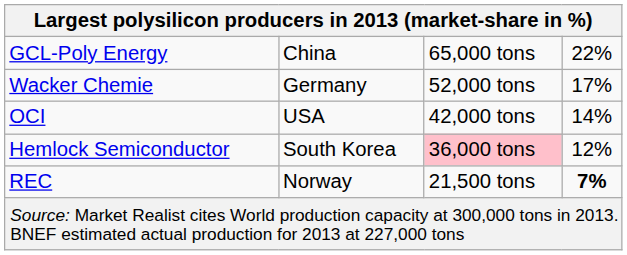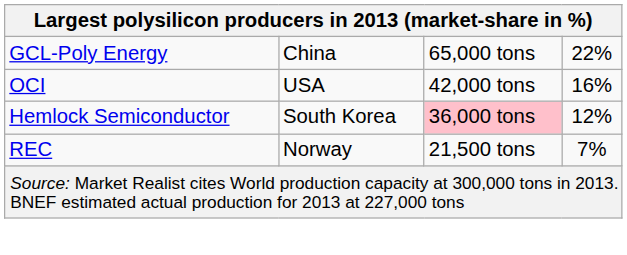- row: (81, 85)
(592, 117) 14% -> (592, 85) 16%
(592, 181) bold -> (592, 149) normal
